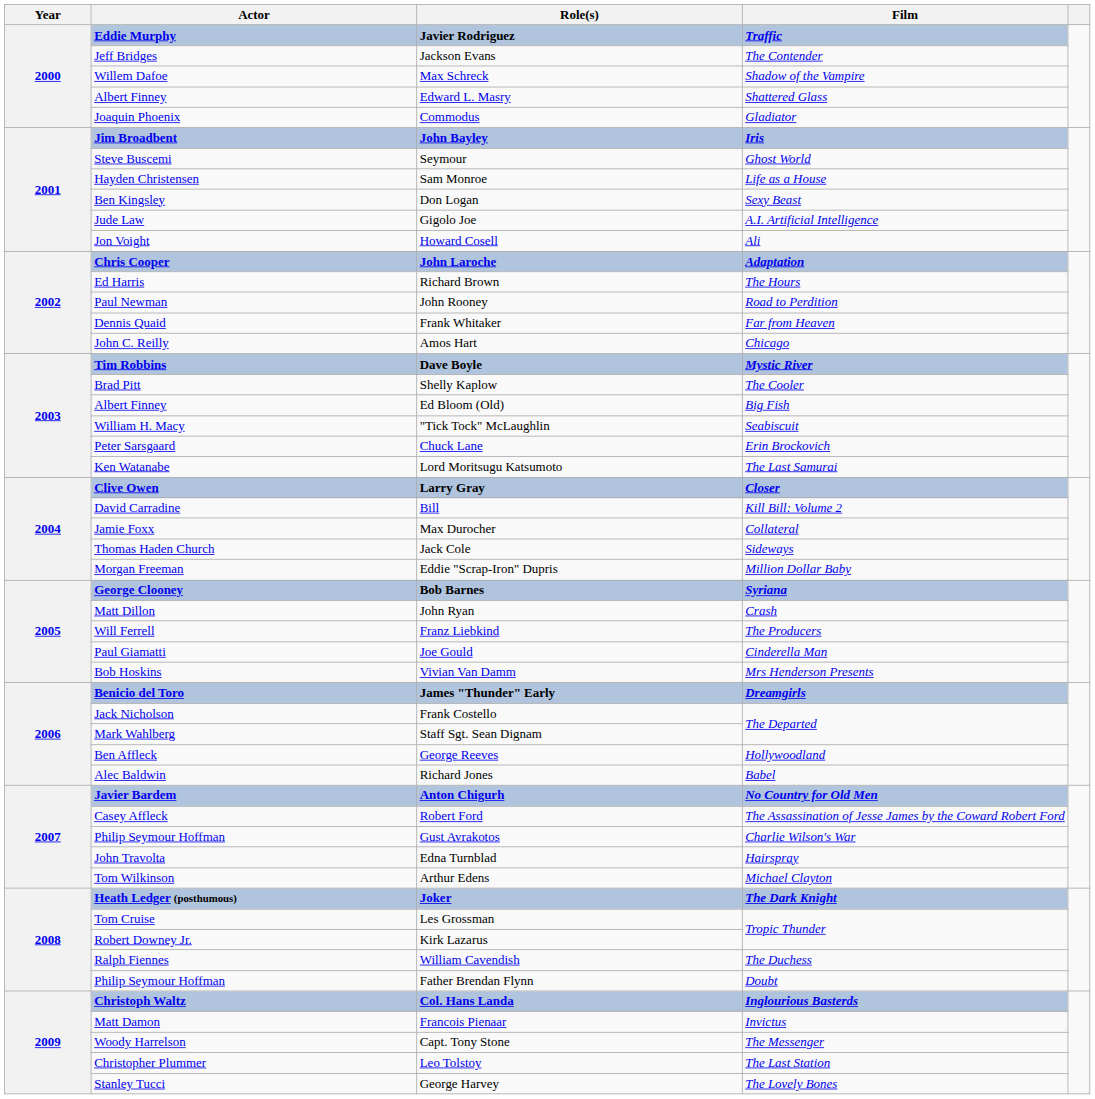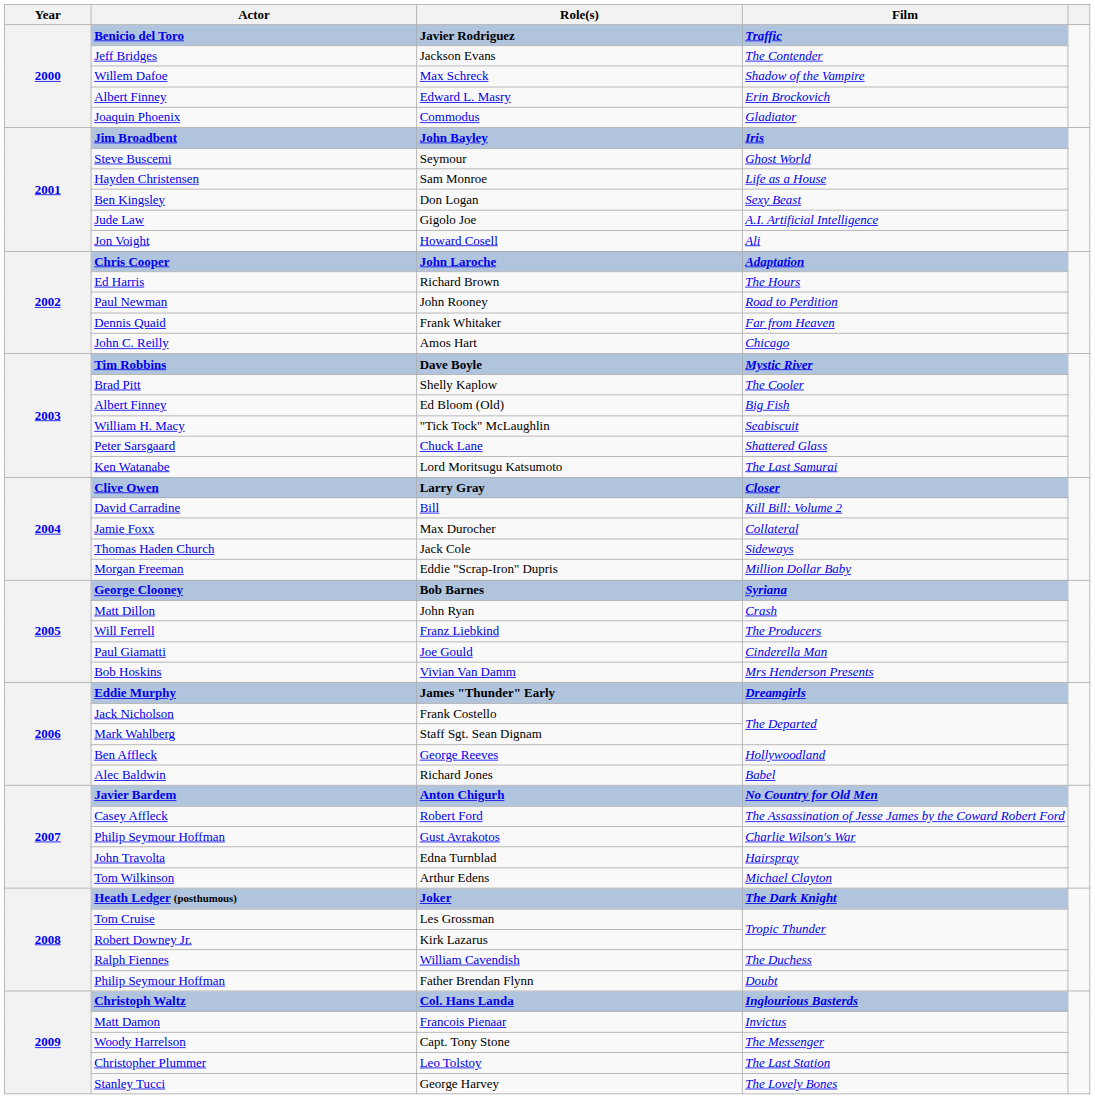(135, 35) Eddie Murphy -> (139, 35) Benicio del Toro
(786, 96) Shattered Glass -> (788, 96) Erin Brockovich
(788, 446) Erin Brockovich -> (786, 446) Shattered Glass
(139, 693) Benicio del Toro -> (135, 693) Eddie Murphy
